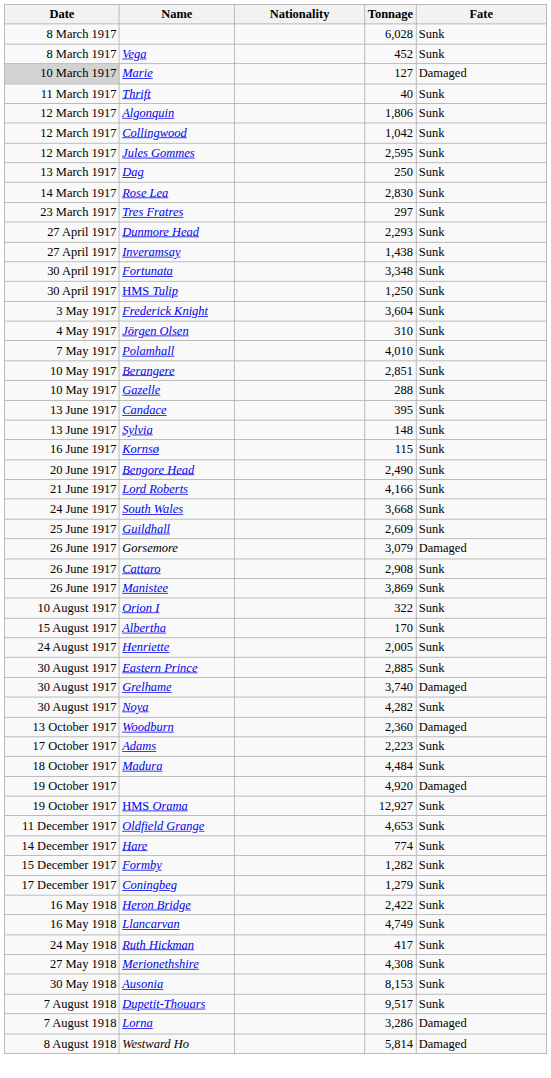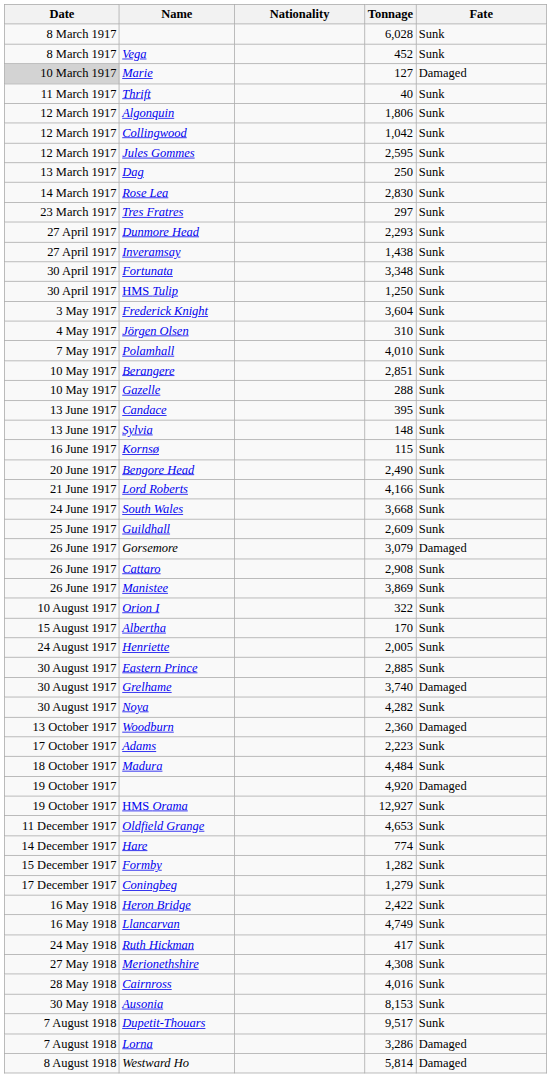+ row: (147, 984)
